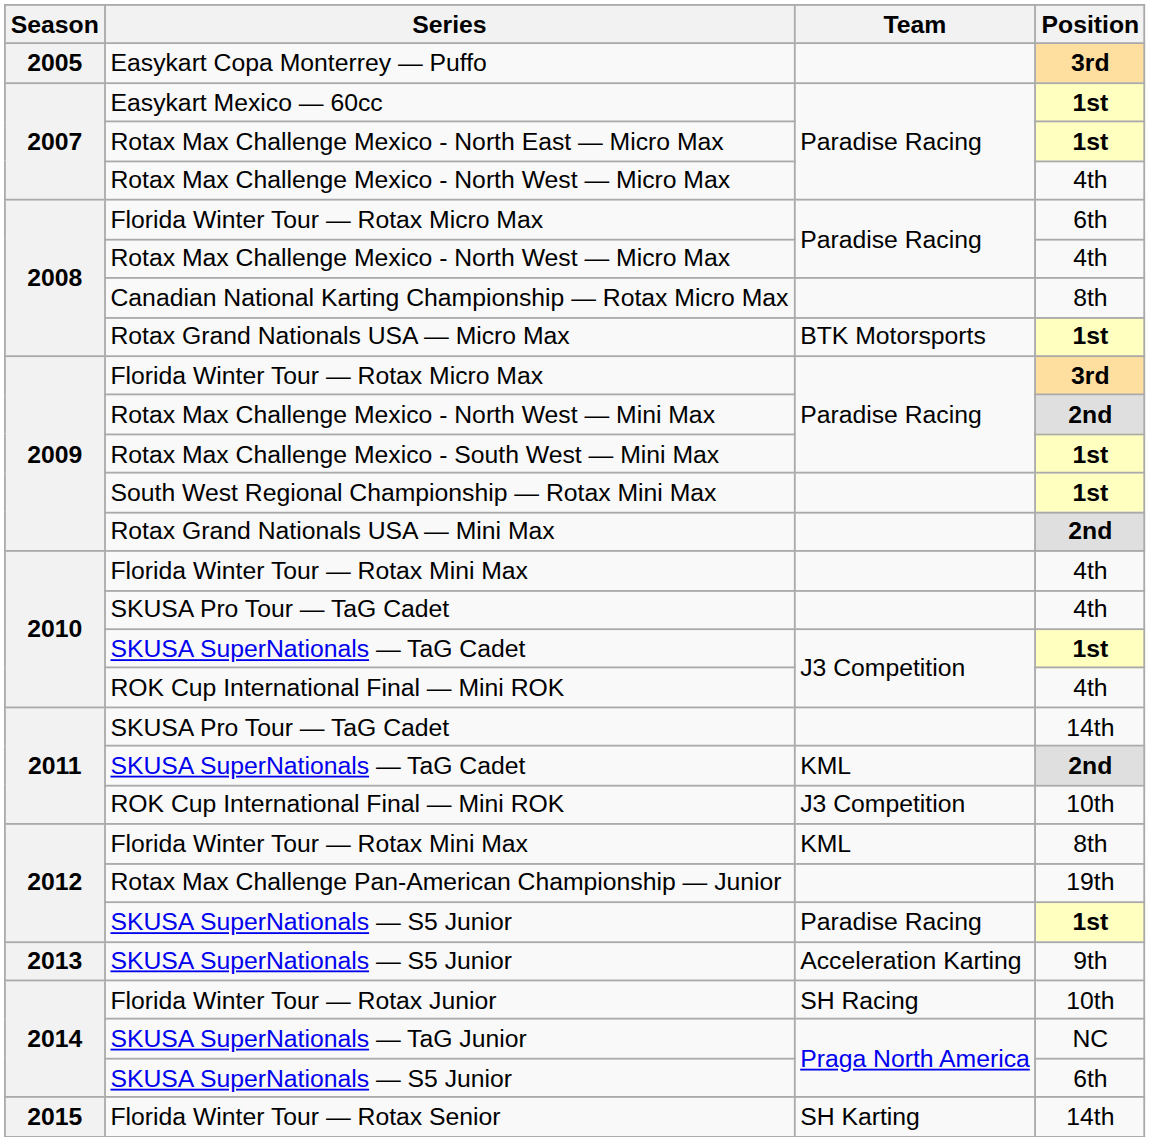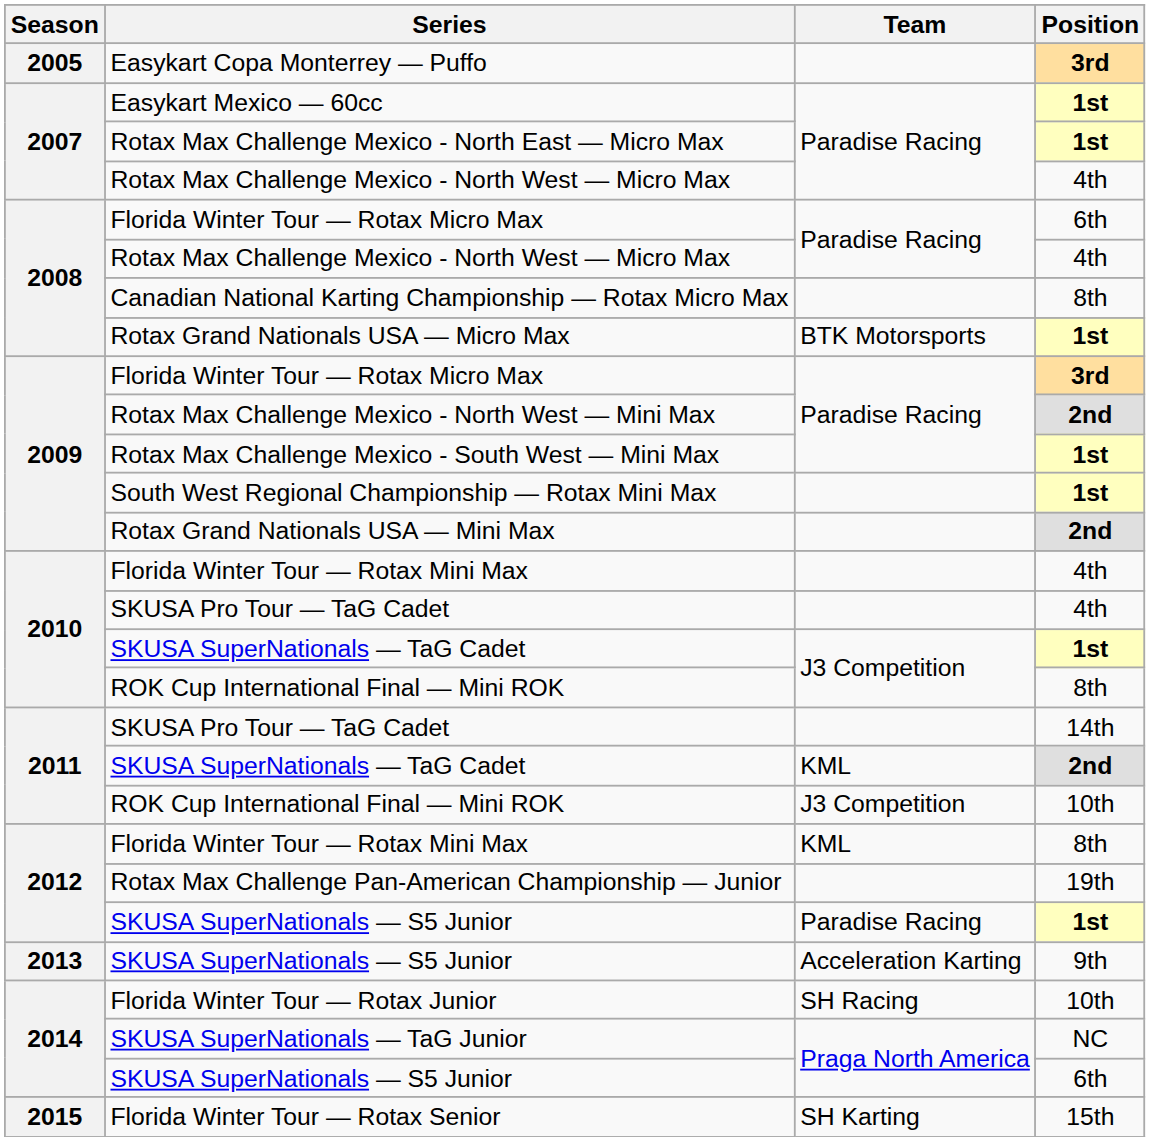(1090, 687) 4th -> (1090, 687) 8th
(1090, 1116) 14th -> (1090, 1116) 15th
